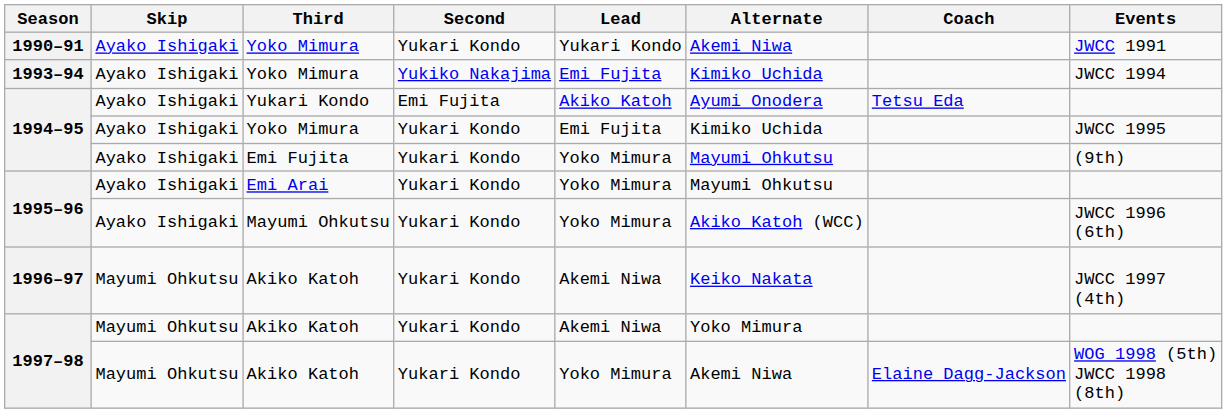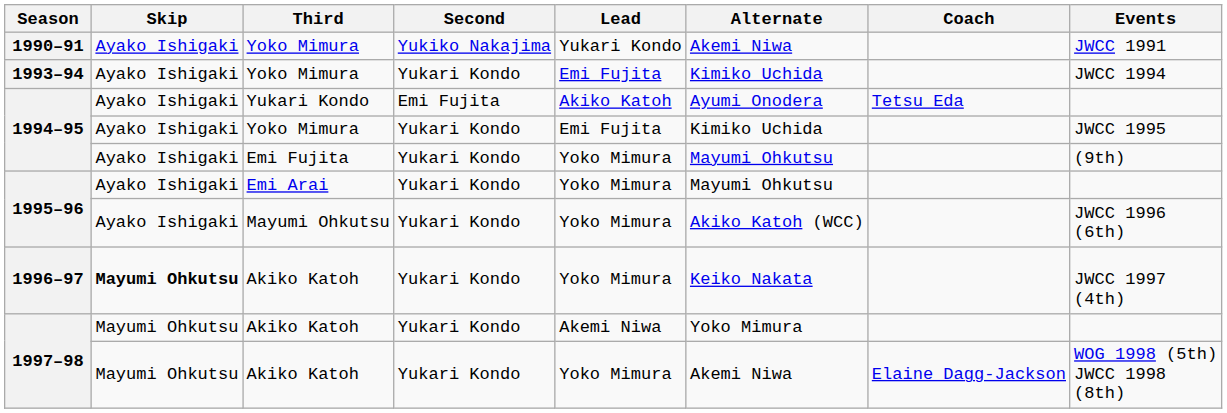(459, 46) Yukari Kondo -> (474, 46) Yukiko Nakajima
(474, 74) Yukiko Nakajima -> (459, 74) Yukari Kondo
(167, 280) normal -> (167, 280) bold
(610, 280) Akemi Niwa -> (615, 280) Yoko Mimura
